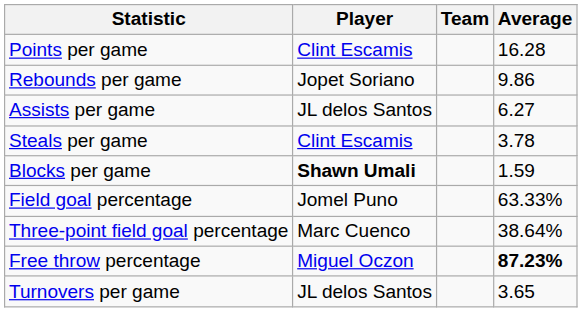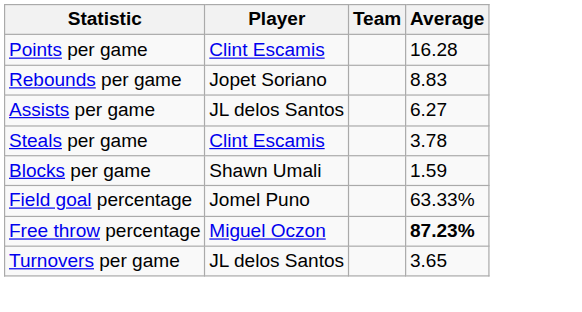(516, 79) 9.86 -> (429, 79) 8.83
(356, 170) bold -> (265, 170) normal
- row: (149, 230)
